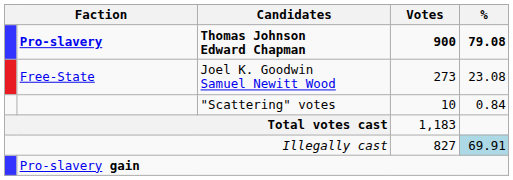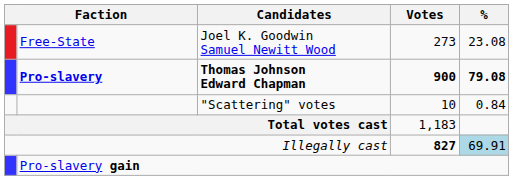rows swapped: (61, 42) <-> (57, 77)
(445, 145) normal -> (445, 145) bold
